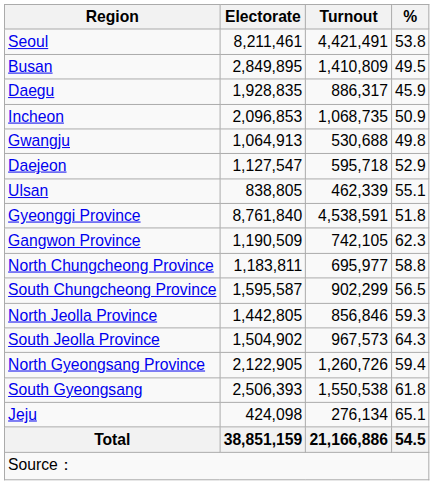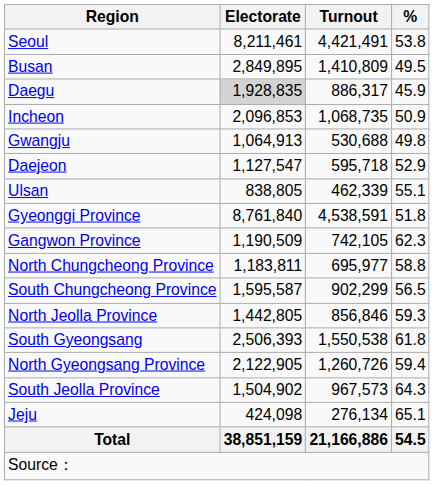(267, 91) no background -> (267, 91) lightgrey background
rows swapped: (84, 340) <-> (75, 389)
